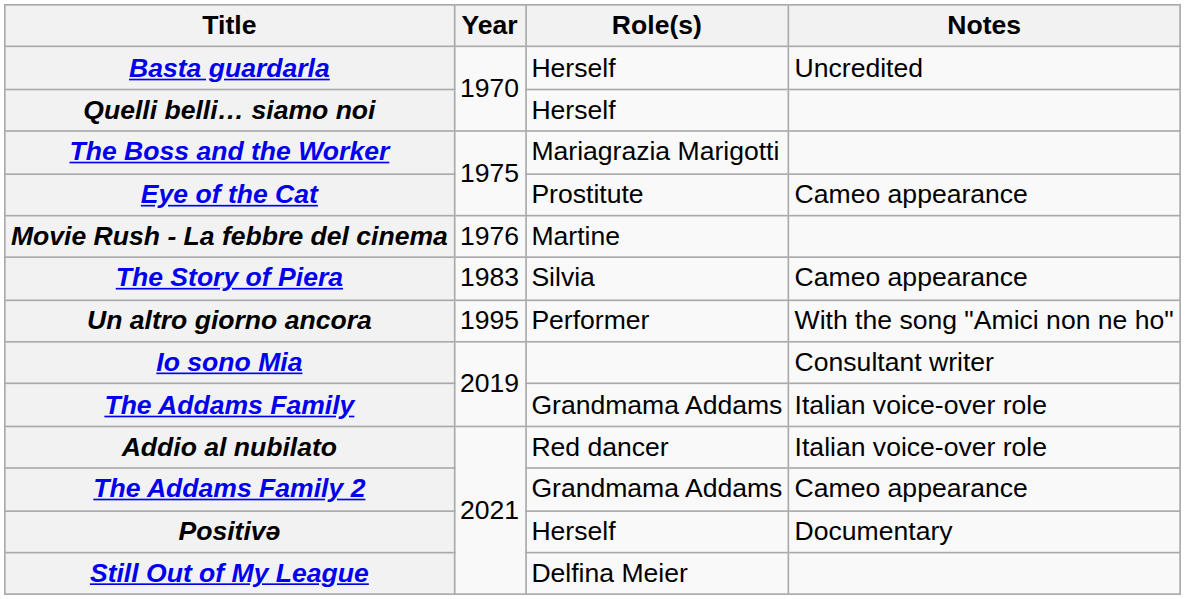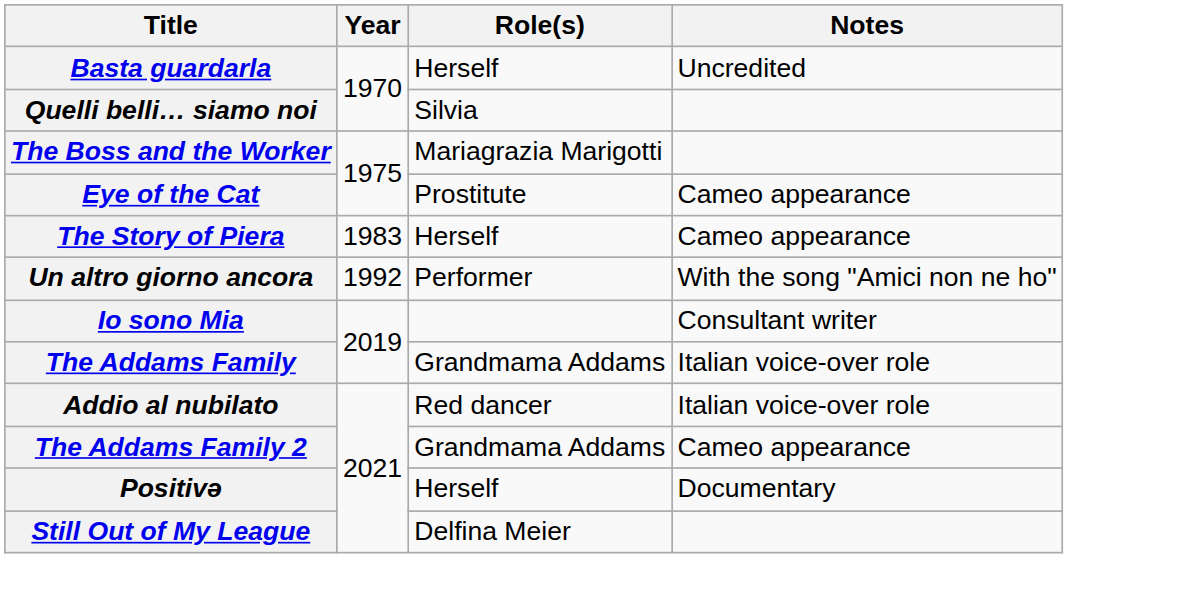(573, 109) Herself -> (446, 109) Silvia
- row: (229, 236)
(563, 278) Silvia -> (456, 236) Herself
(490, 320) 1995 -> (373, 278) 1992
